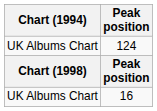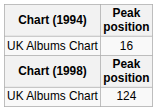rows swapped: (126, 96) <-> (126, 45)
